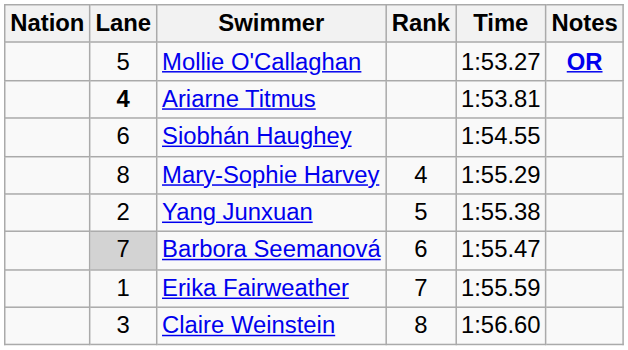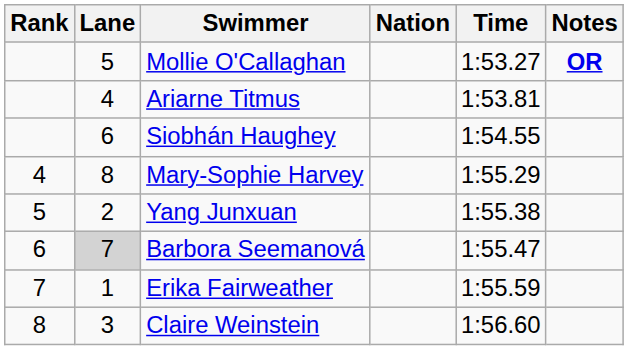columns swapped: (421, 23) <-> (47, 23)
(123, 99) bold -> (107, 99) normal
